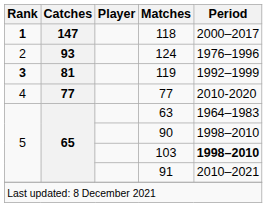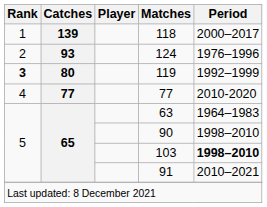(23, 34) bold -> (23, 34) normal
(68, 34) 147 -> (68, 34) 139
(68, 73) 81 -> (68, 73) 80
